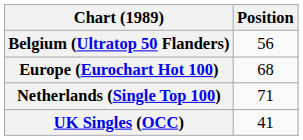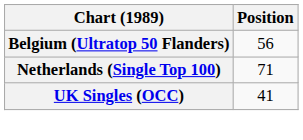- row: (119, 69)
